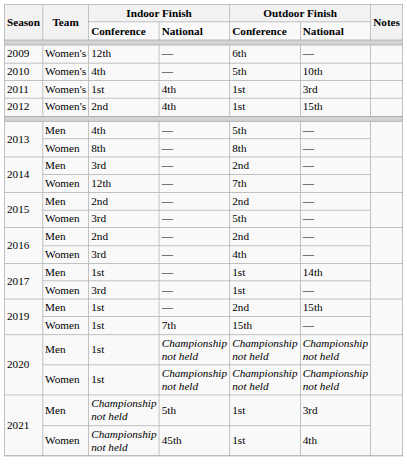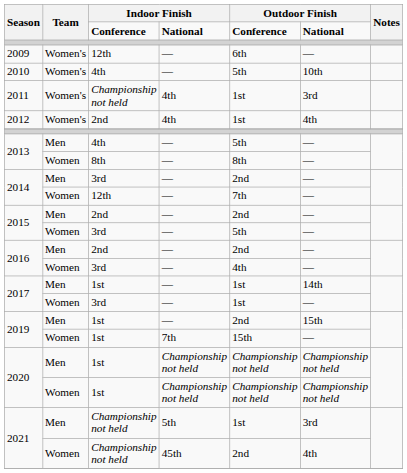(98, 89) 1st -> (124, 95) Championship not held
(313, 107) 15th -> (310, 119) 4th
(239, 440) 1st -> (241, 453) 2nd
